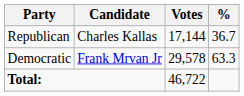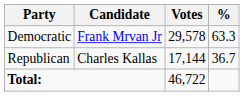rows swapped: (39, 58) <-> (39, 36)
